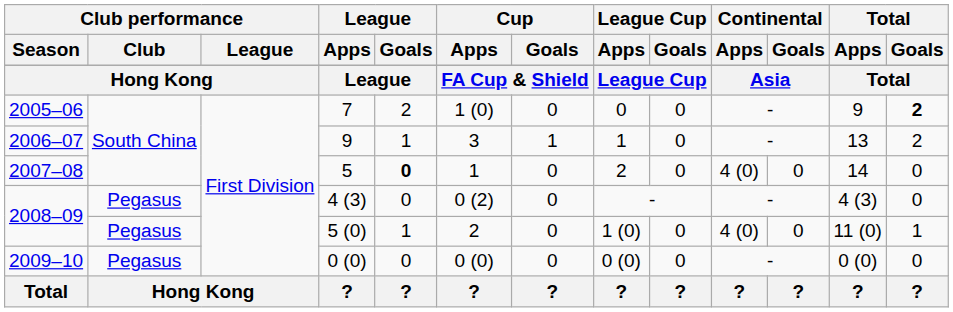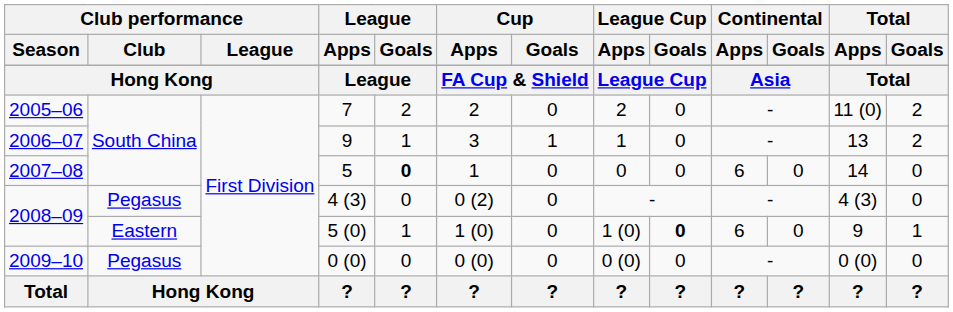(474, 110) 1 (0) -> (474, 110) 2
(621, 110) 0 -> (621, 110) 2
(858, 110) 9 -> (858, 110) 11 (0)
(917, 110) bold -> (917, 110) normal
(621, 170) 2 -> (621, 170) 0
(739, 170) 4 (0) -> (739, 170) 6
(144, 230) Pegasus -> (144, 230) Eastern
(474, 230) 2 -> (474, 230) 1 (0)
(680, 230) normal -> (680, 230) bold
(739, 230) 4 (0) -> (739, 230) 6
(858, 230) 11 (0) -> (858, 230) 9
